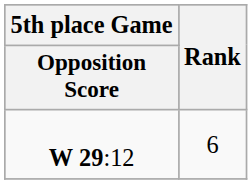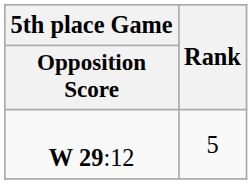(212, 144) 6 -> (212, 144) 5
